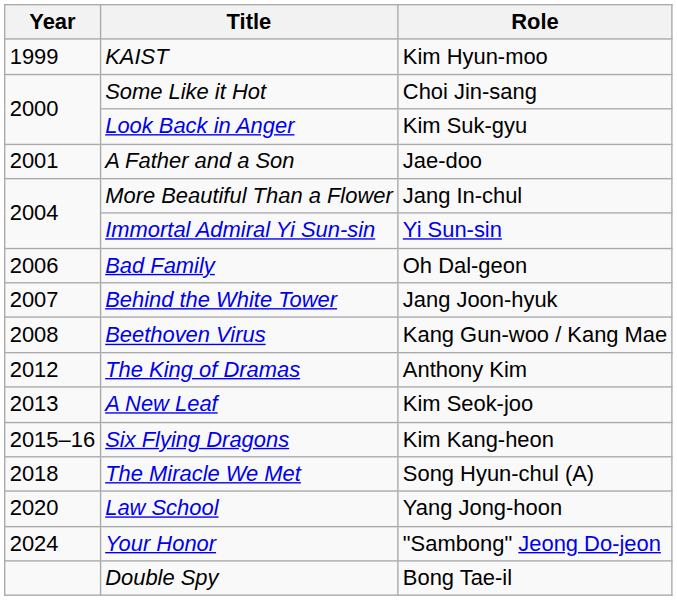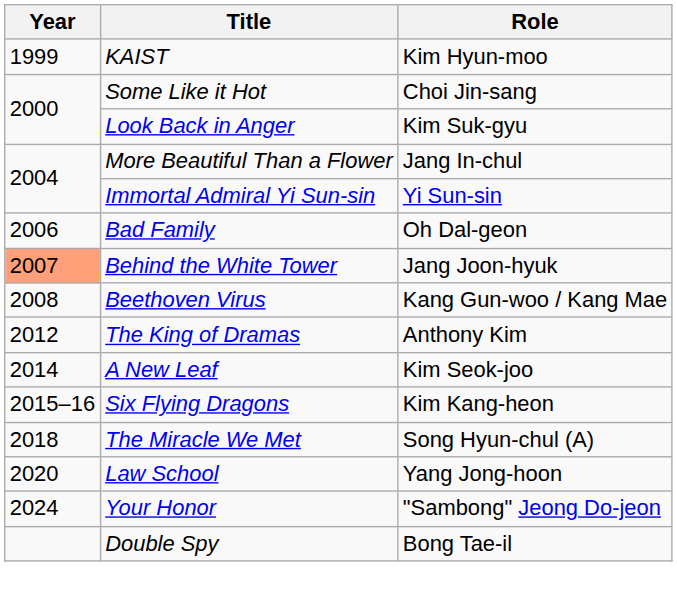- row: (200, 160)
(34, 299) no background -> (34, 265) lightsalmon background
(34, 404) 2013 -> (34, 369) 2014
